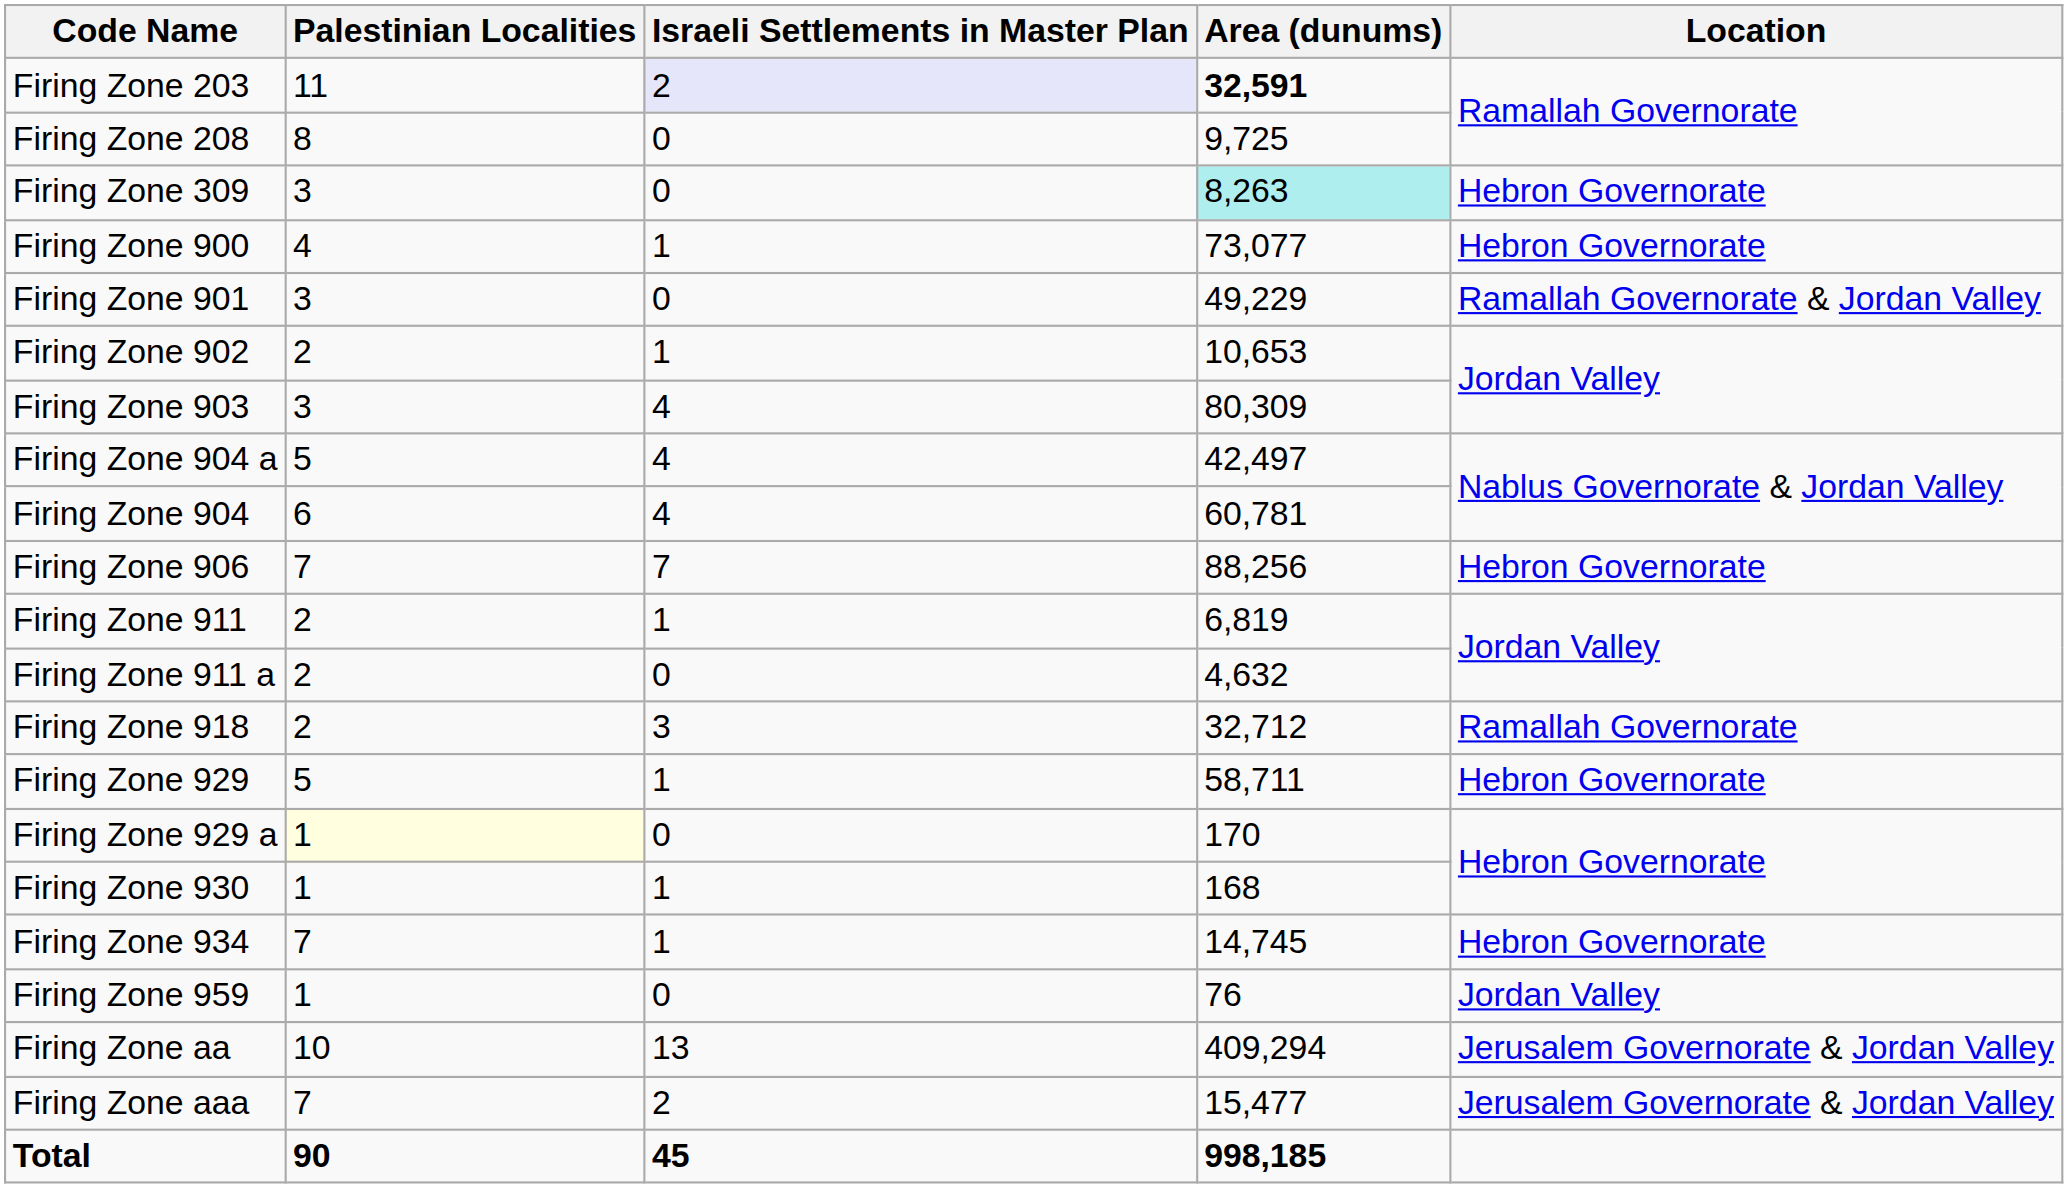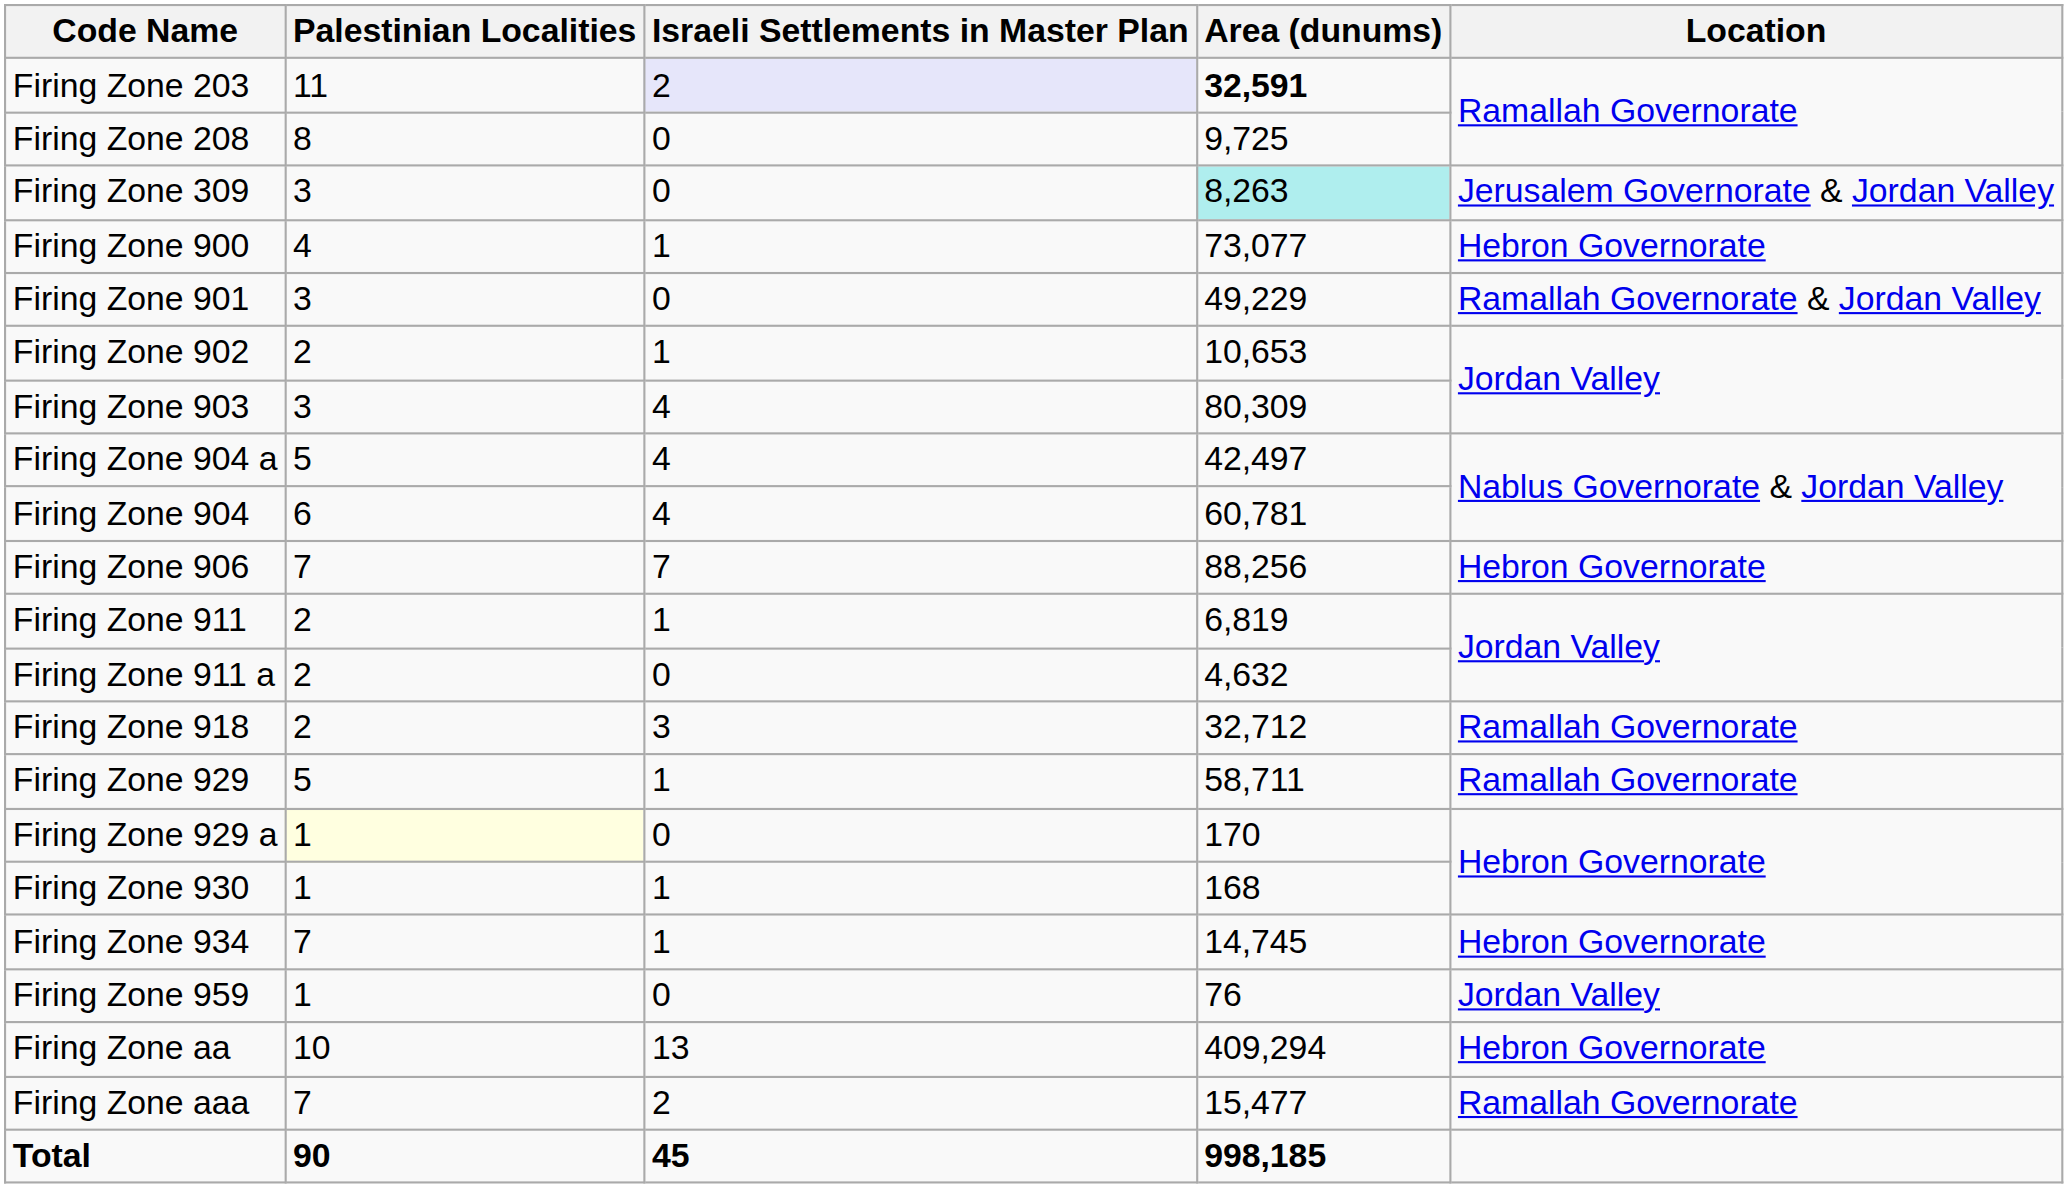(1612, 191) Hebron Governorate -> (1756, 191) Jerusalem Governorate & Jordan Valley
(1612, 780) Hebron Governorate -> (1628, 780) Ramallah Governorate
(1756, 1048) Jerusalem Governorate & Jordan Valley -> (1612, 1048) Hebron Governorate
(1756, 1102) Jerusalem Governorate & Jordan Valley -> (1628, 1102) Ramallah Governorate
